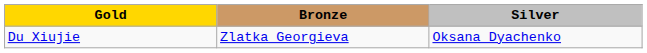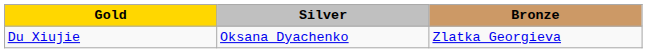columns swapped: (535, 15) <-> (323, 15)
